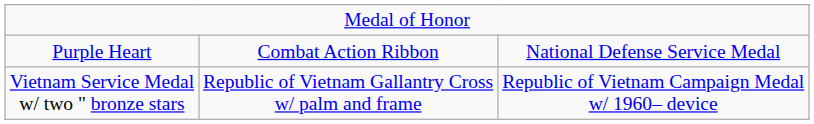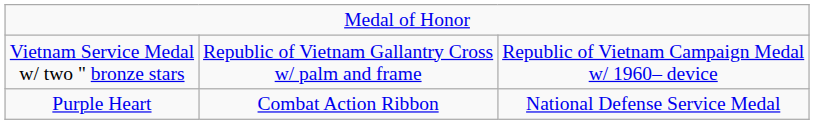rows swapped: (102, 50) <-> (102, 92)
